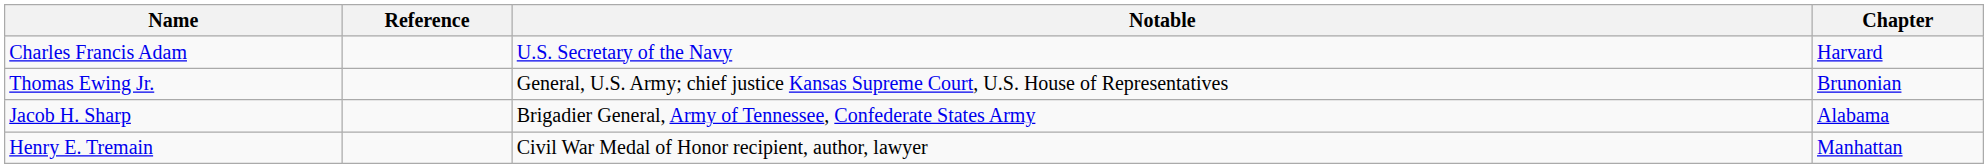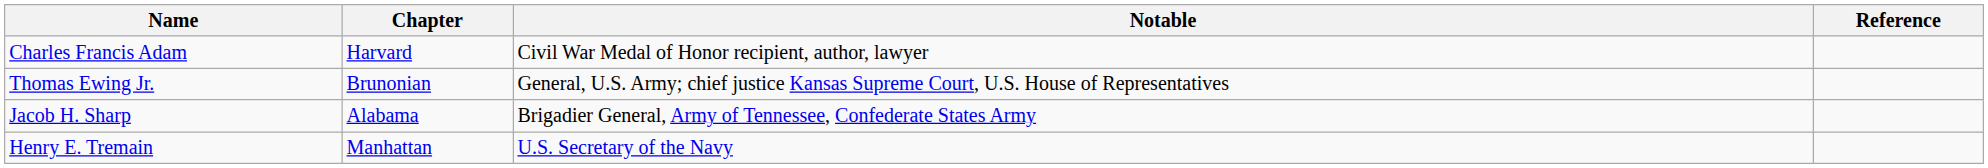columns swapped: (1898, 20) <-> (427, 20)
(624, 52) U.S. Secretary of the Navy -> (723, 52) Civil War Medal of Honor recipient, author, lawyer
(722, 147) Civil War Medal of Honor recipient, author, lawyer -> (625, 147) U.S. Secretary of the Navy
